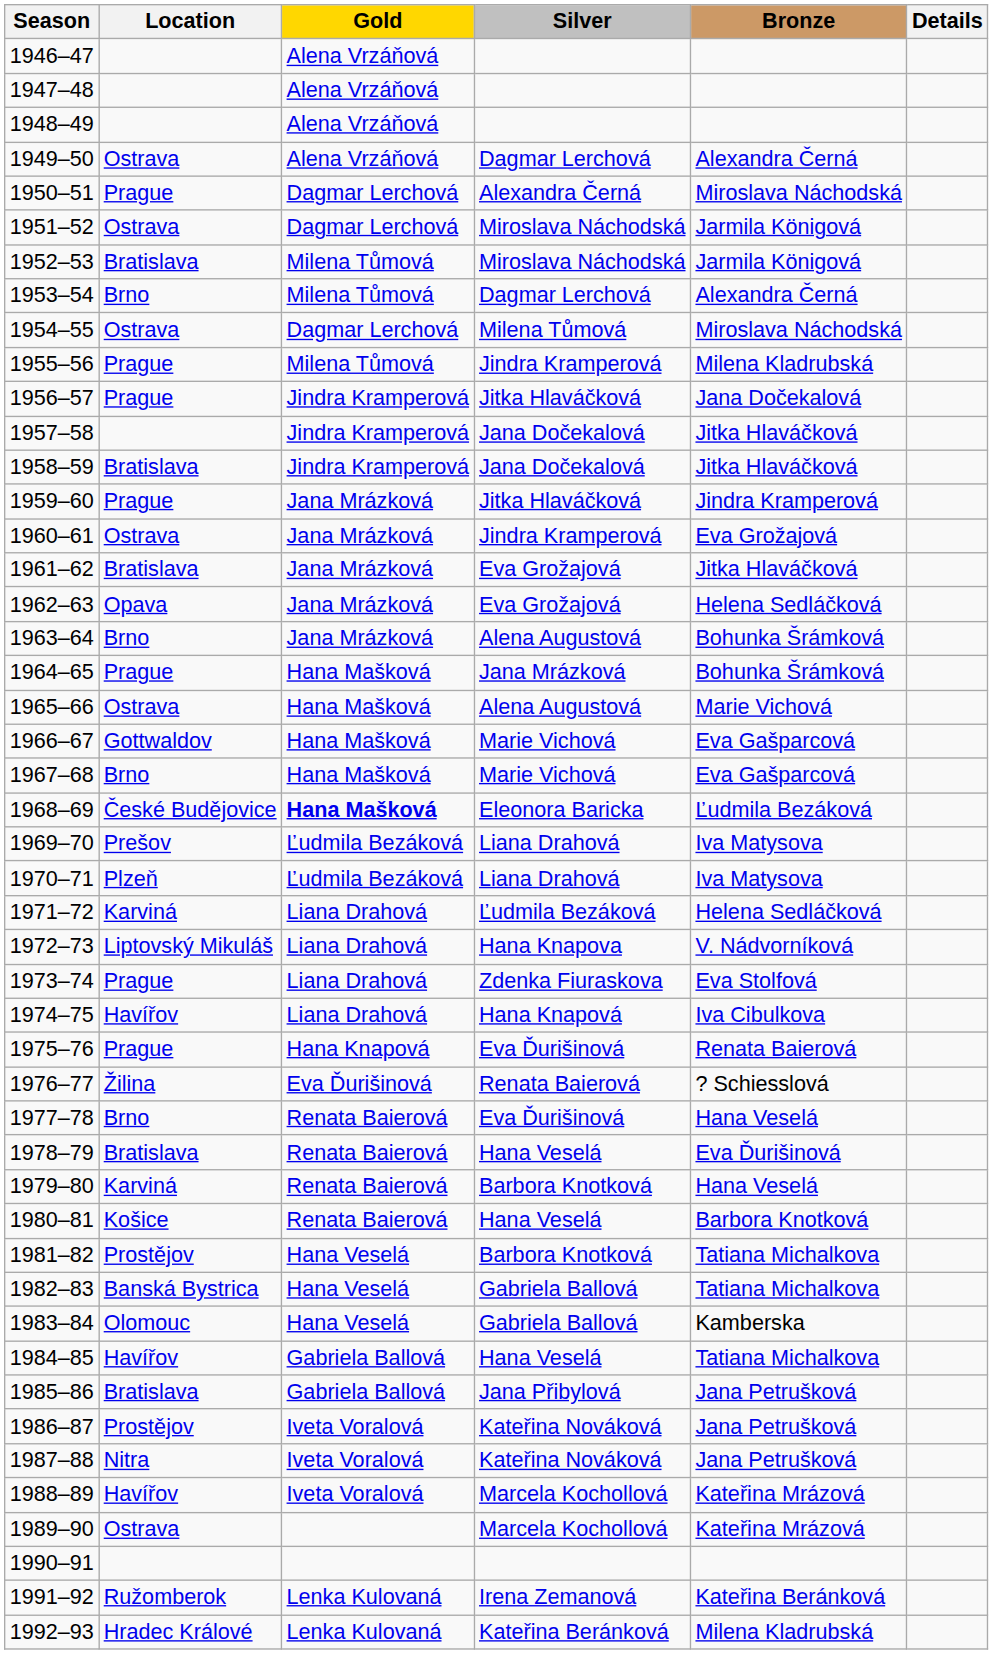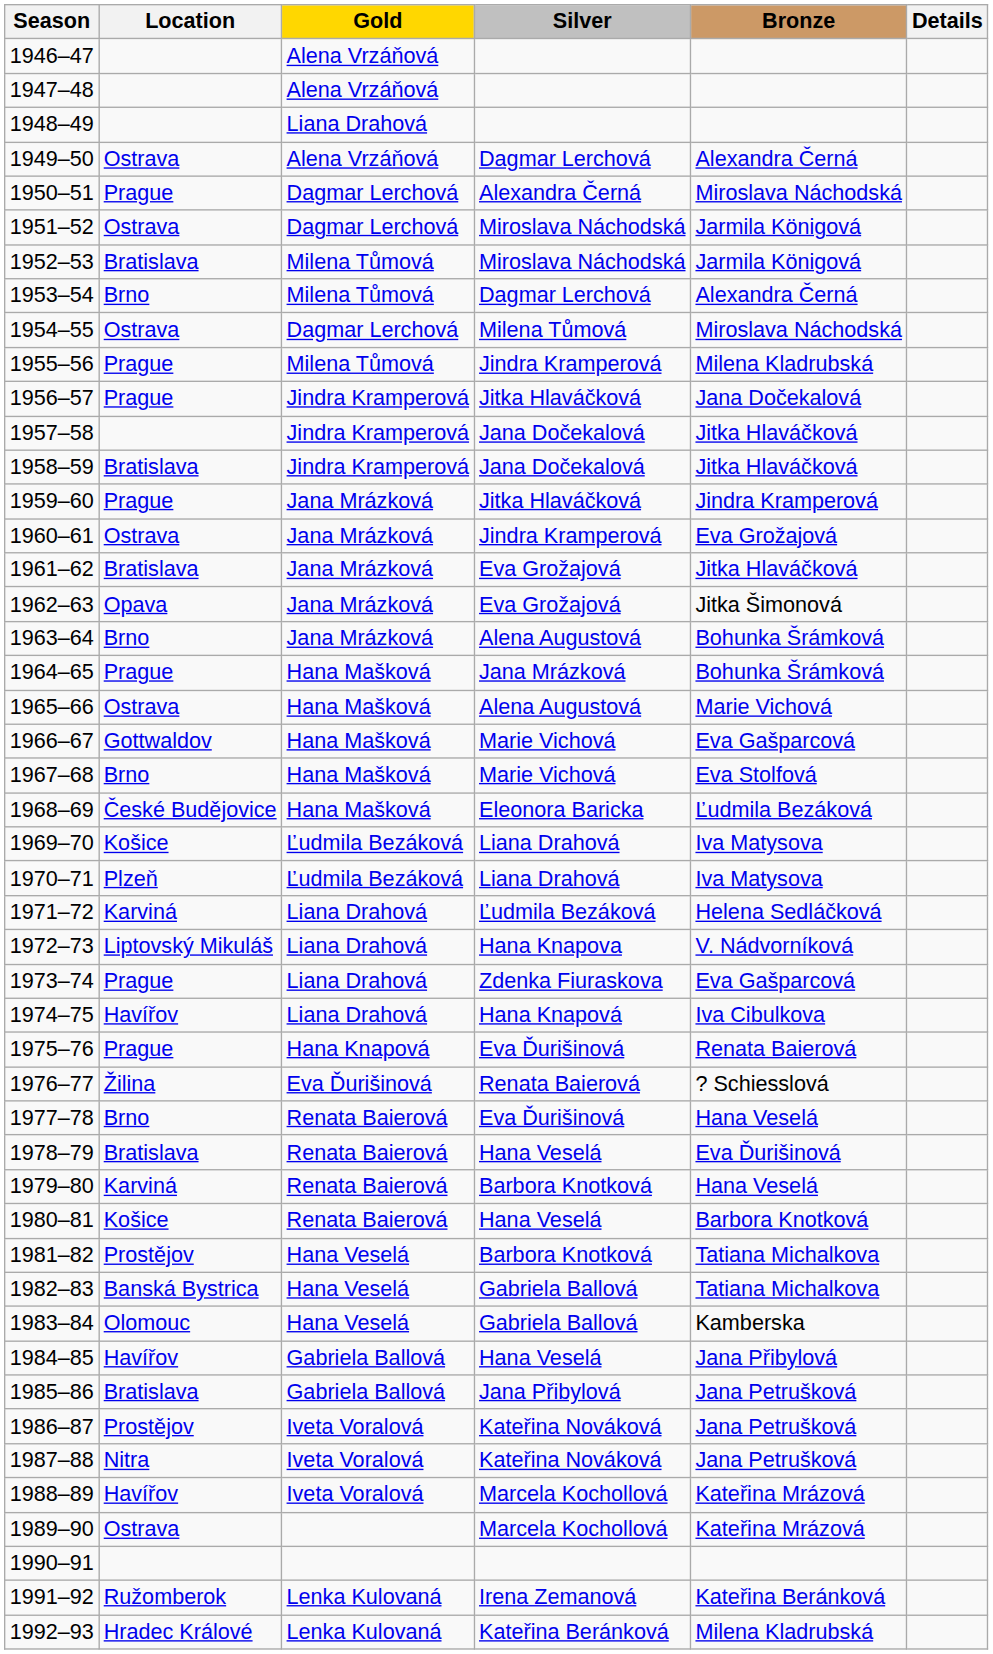(362, 124) Alena Vrzáňová -> (357, 124) Liana Drahová
(789, 603) Helena Sedláčková -> (769, 603) Jitka Šimonová
(775, 775) Eva Gašparcová -> (756, 775) Eva Stolfová
(362, 809) bold -> (359, 809) normal
(137, 843) Prešov -> (136, 843) Košice
(756, 980) Eva Stolfová -> (775, 980) Eva Gašparcová
(787, 1357) Tatiana Michalkova -> (766, 1357) Jana Přibylová
